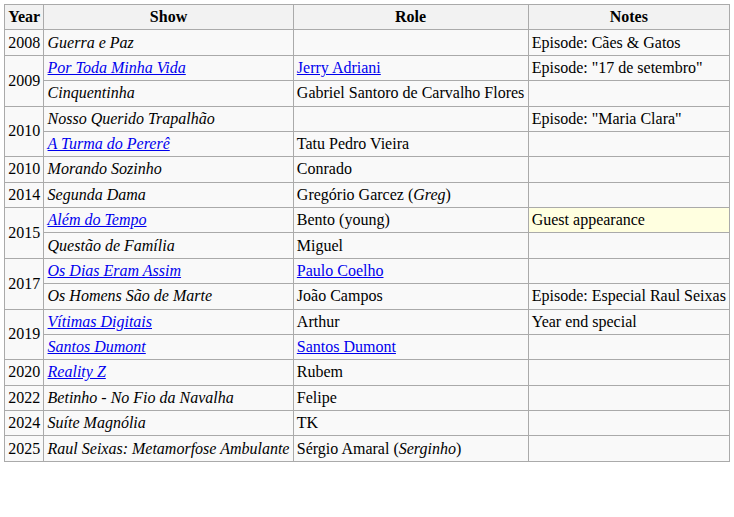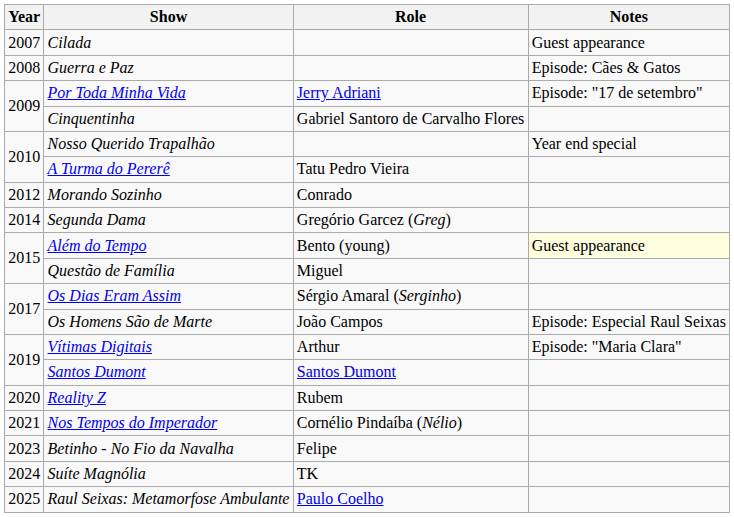+ row: (69, 42)
(607, 118) Episode: "Maria Clara" -> (584, 144) Year end special
(24, 169) 2010 -> (24, 194) 2012
(340, 270) Paulo Coelho -> (379, 296) Sérgio Amaral (Serginho)
(584, 321) Year end special -> (607, 347) Episode: "Maria Clara"
+ row: (132, 423)
(24, 397) 2022 -> (24, 448) 2023
(379, 448) Sérgio Amaral (Serginho) -> (340, 499) Paulo Coelho
